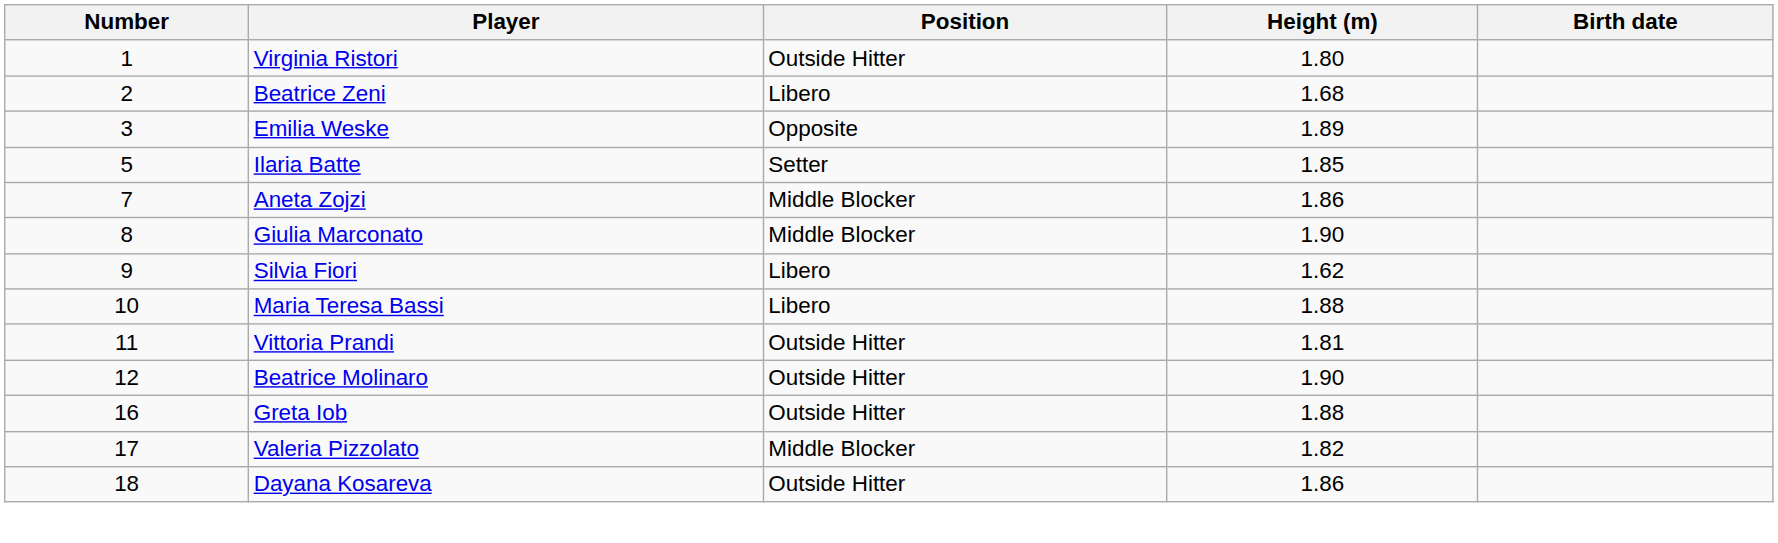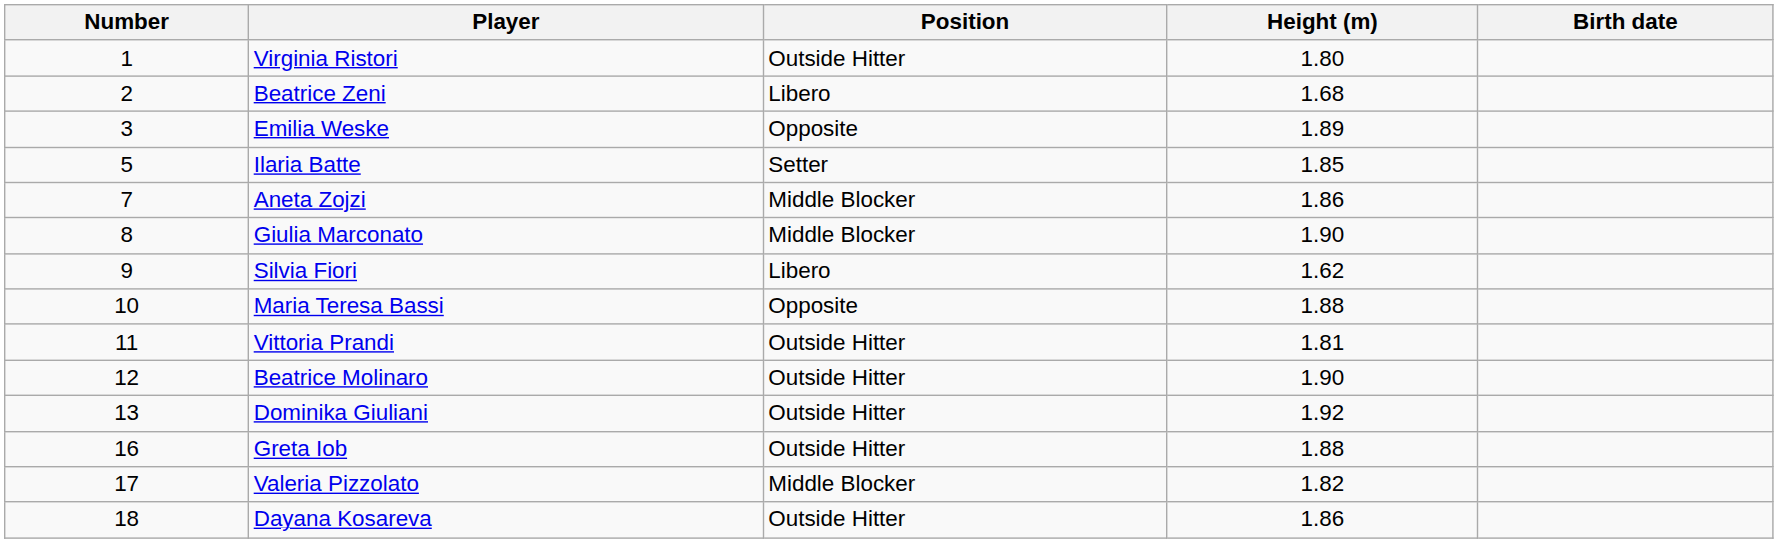(799, 306) Libero -> (813, 306) Opposite
+ row: (341, 413)
